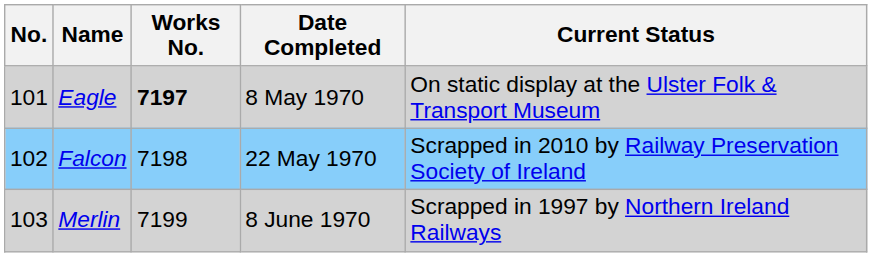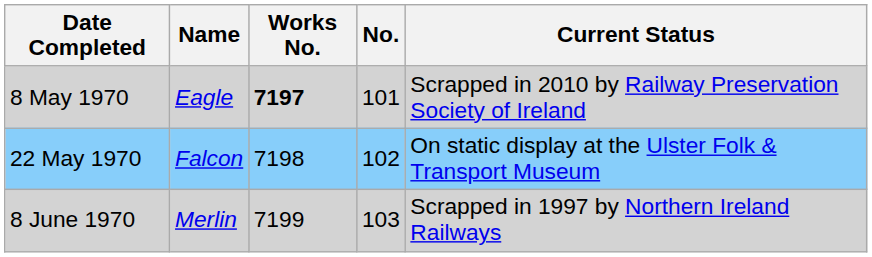columns swapped: (29, 35) <-> (323, 35)
(593, 96) On static display at the Ulster Folk & Transport Museum -> (624, 96) Scrapped in 2010 by Railway Preservation Society of Ireland
(624, 158) Scrapped in 2010 by Railway Preservation Society of Ireland -> (593, 158) On static display at the Ulster Folk & Transport Museum
